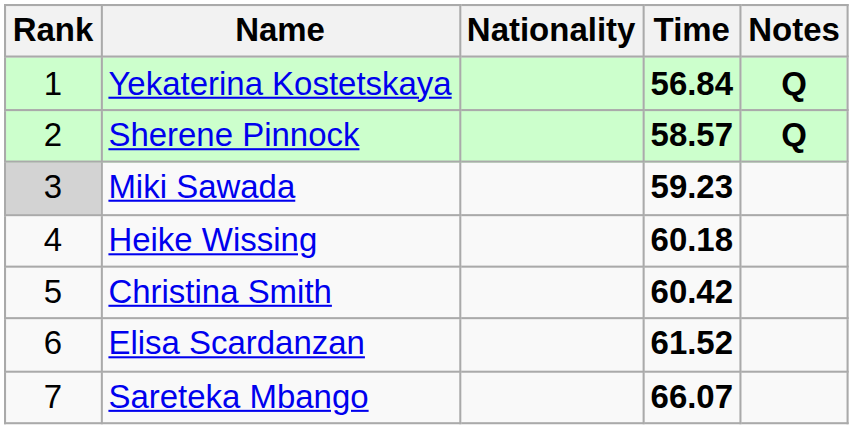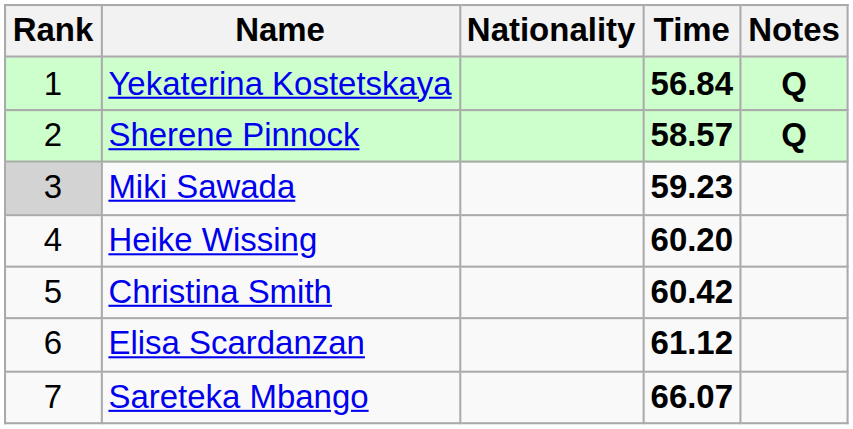(692, 239) 60.18 -> (692, 239) 60.20
(692, 344) 61.52 -> (692, 344) 61.12
